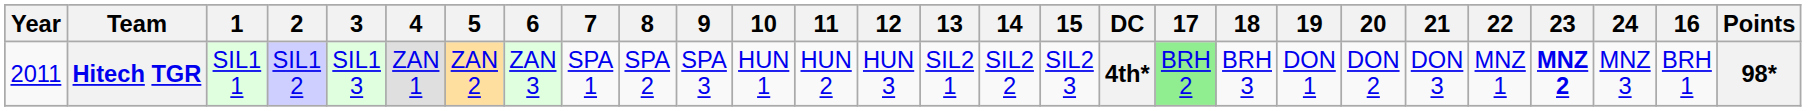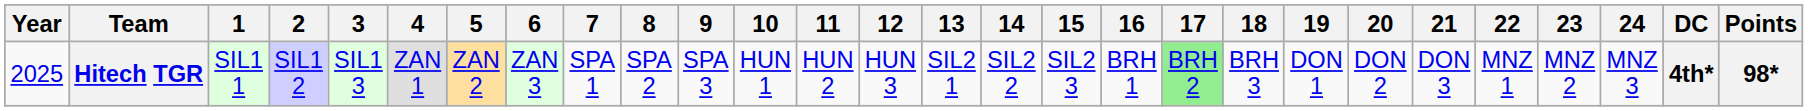columns swapped: (1687, 23) <-> (1127, 23)
(36, 73) 2011 -> (37, 73) 2025
(1563, 73) bold -> (1570, 73) normal
